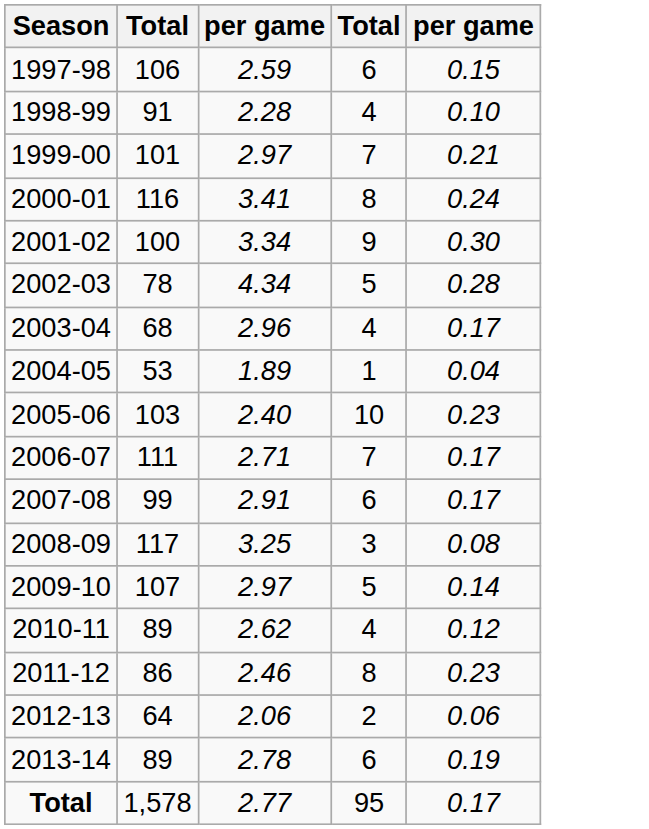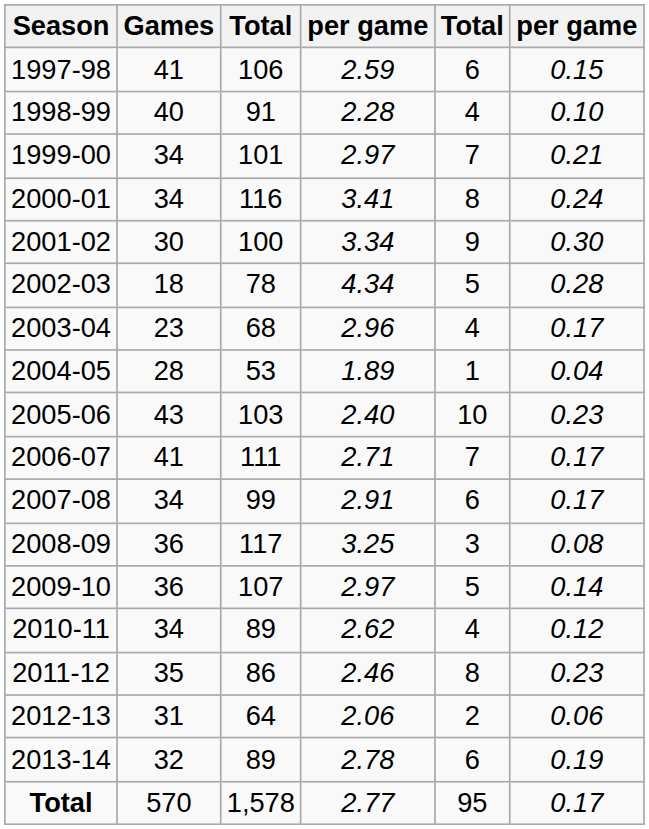+ column: (169, 26)
